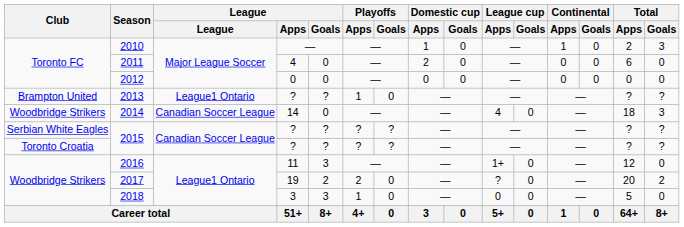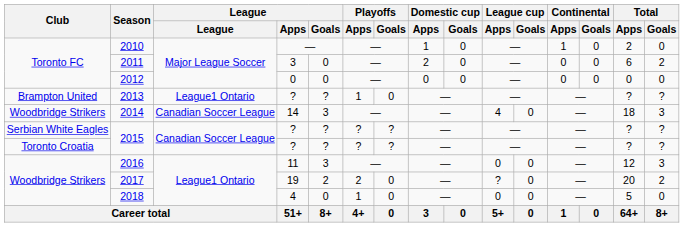(662, 46) 3 -> (662, 46) 0
(293, 63) 4 -> (293, 63) 3
(662, 63) 0 -> (662, 63) 2
(326, 113) 0 -> (326, 113) 3
(498, 163) 1+ -> (498, 163) 0
(662, 163) 0 -> (662, 163) 3
(293, 197) 3 -> (293, 197) 4
(326, 197) 3 -> (326, 197) 0
